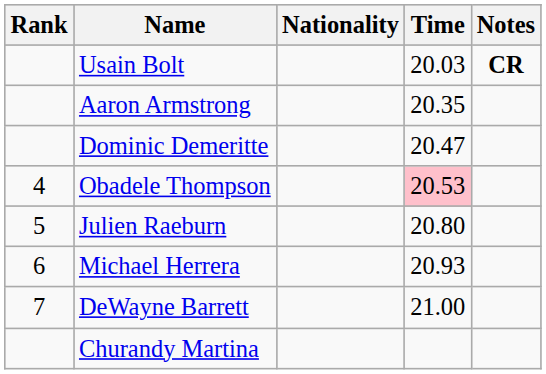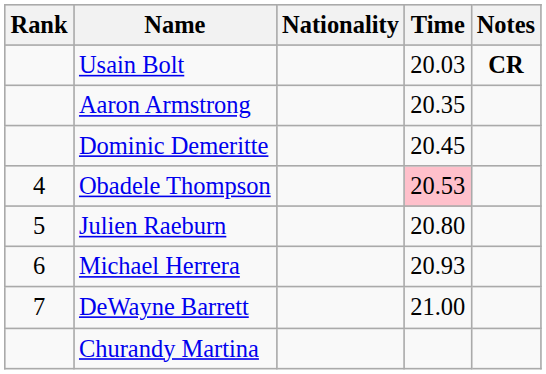(438, 145) 20.47 -> (438, 145) 20.45
